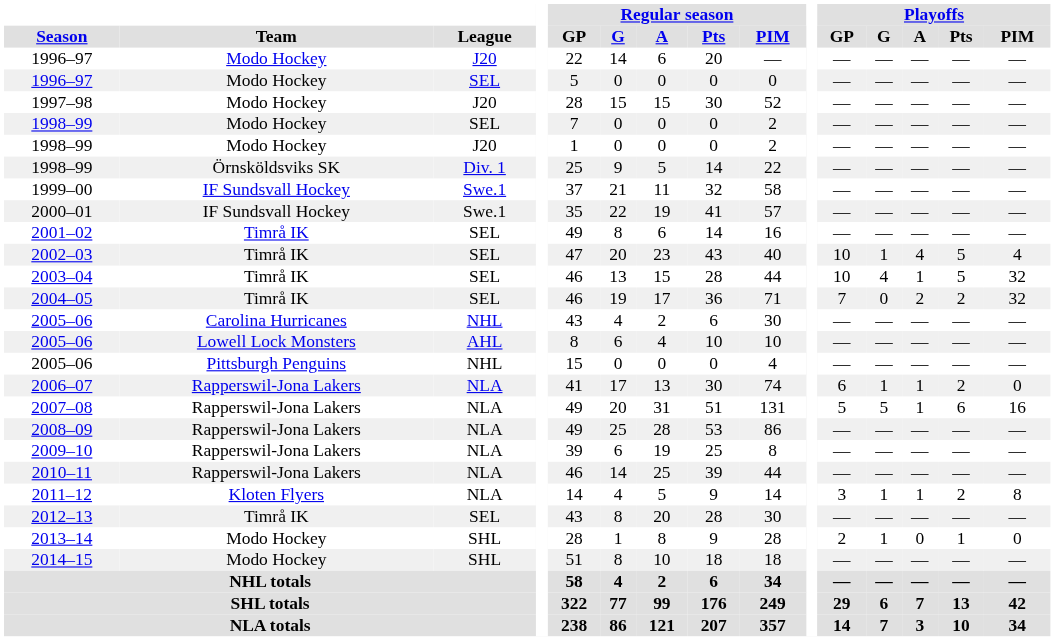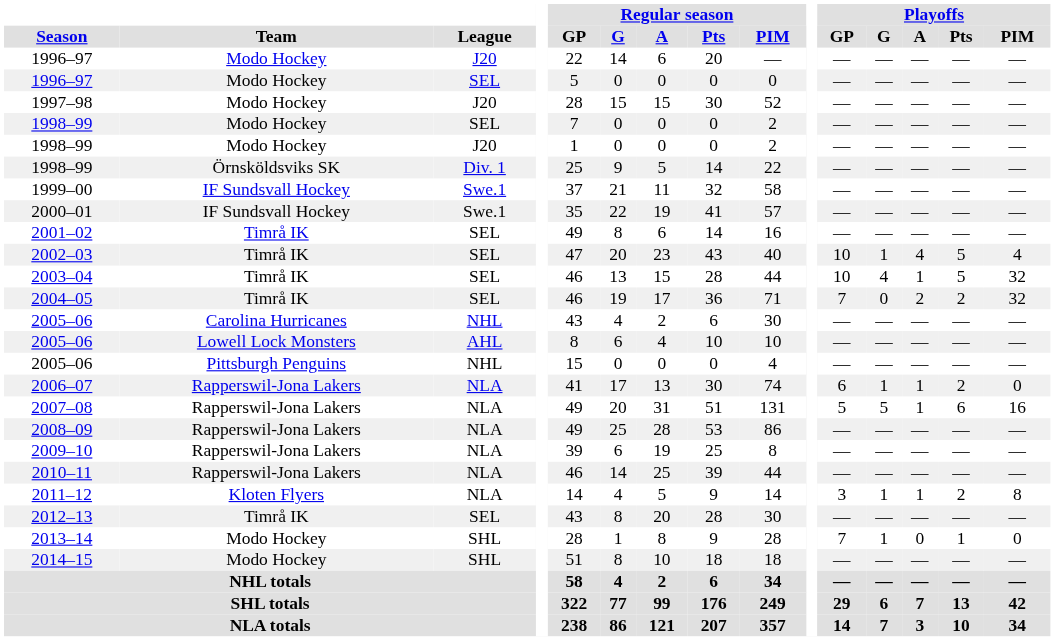(842, 538) 2 -> (842, 538) 7
